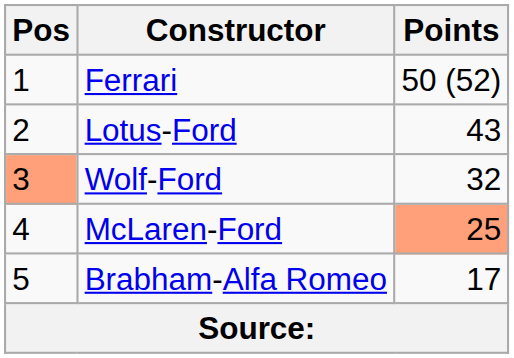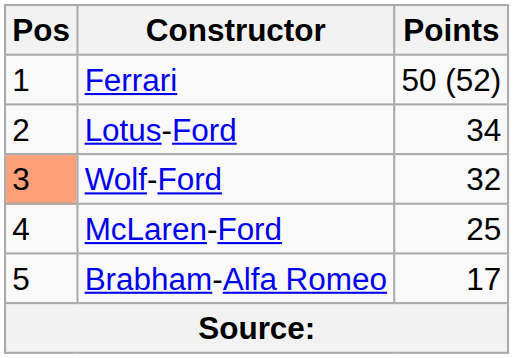(484, 130) 43 -> (484, 130) 34
(484, 229) lightsalmon background -> (484, 229) no background
